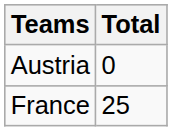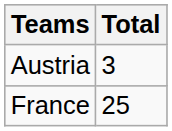(109, 65) 0 -> (109, 65) 3
